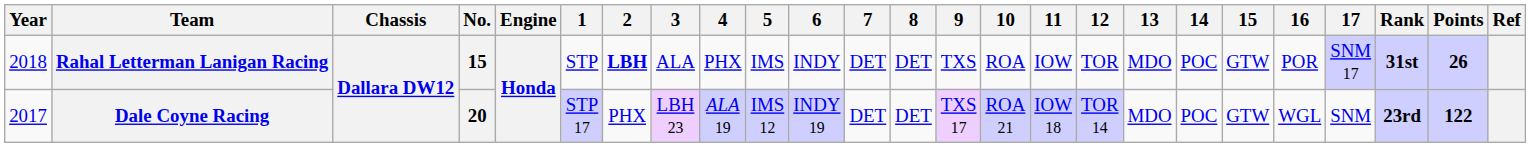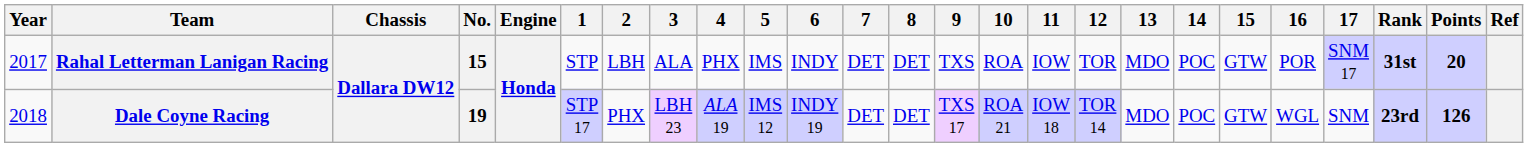(28, 61) 2018 -> (28, 61) 2017
(627, 61) bold -> (626, 61) normal
(1458, 61) 26 -> (1456, 61) 20
(28, 115) 2017 -> (28, 115) 2018
(477, 115) 20 -> (477, 115) 19
(1458, 115) 122 -> (1456, 115) 126
